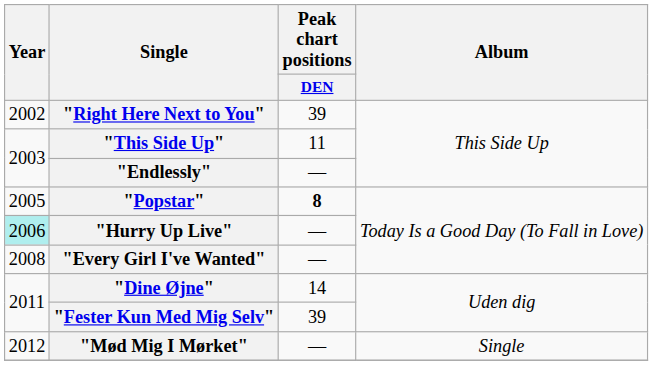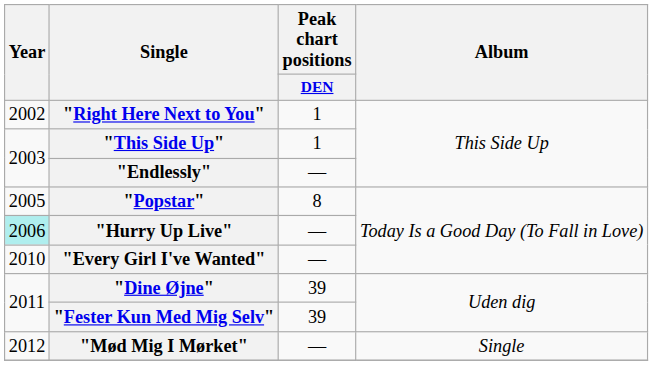(317, 114) 39 -> (317, 114) 1
(317, 143) 11 -> (317, 143) 1
(317, 201) bold -> (317, 201) normal
(27, 259) 2008 -> (27, 259) 2010
(317, 288) 14 -> (317, 288) 39
